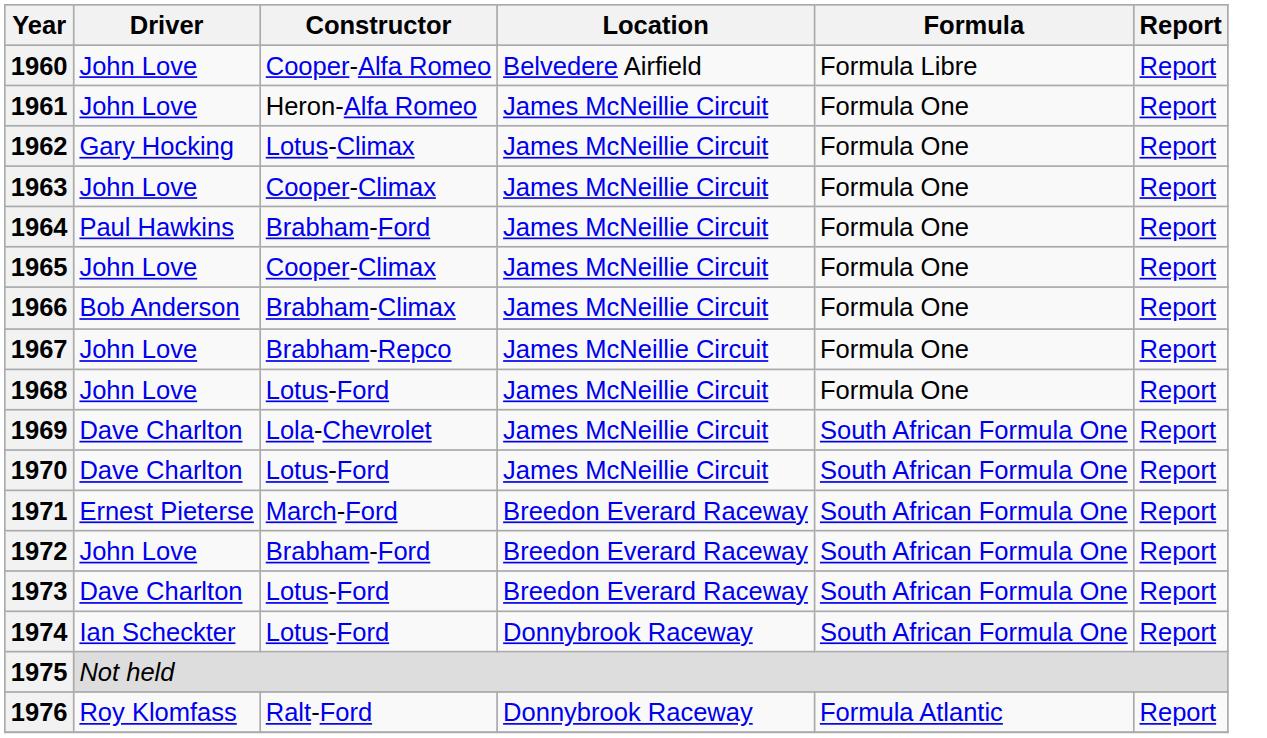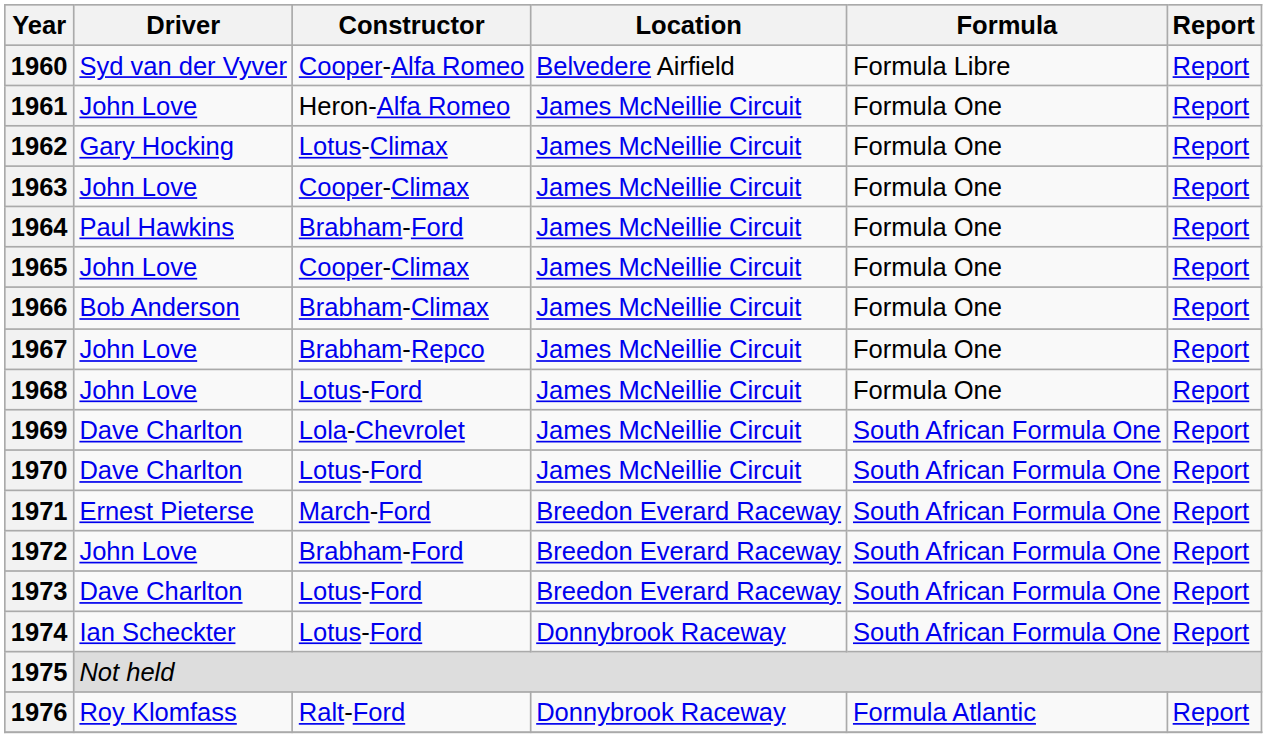(138, 66) John Love -> (183, 66) Syd van der Vyver
